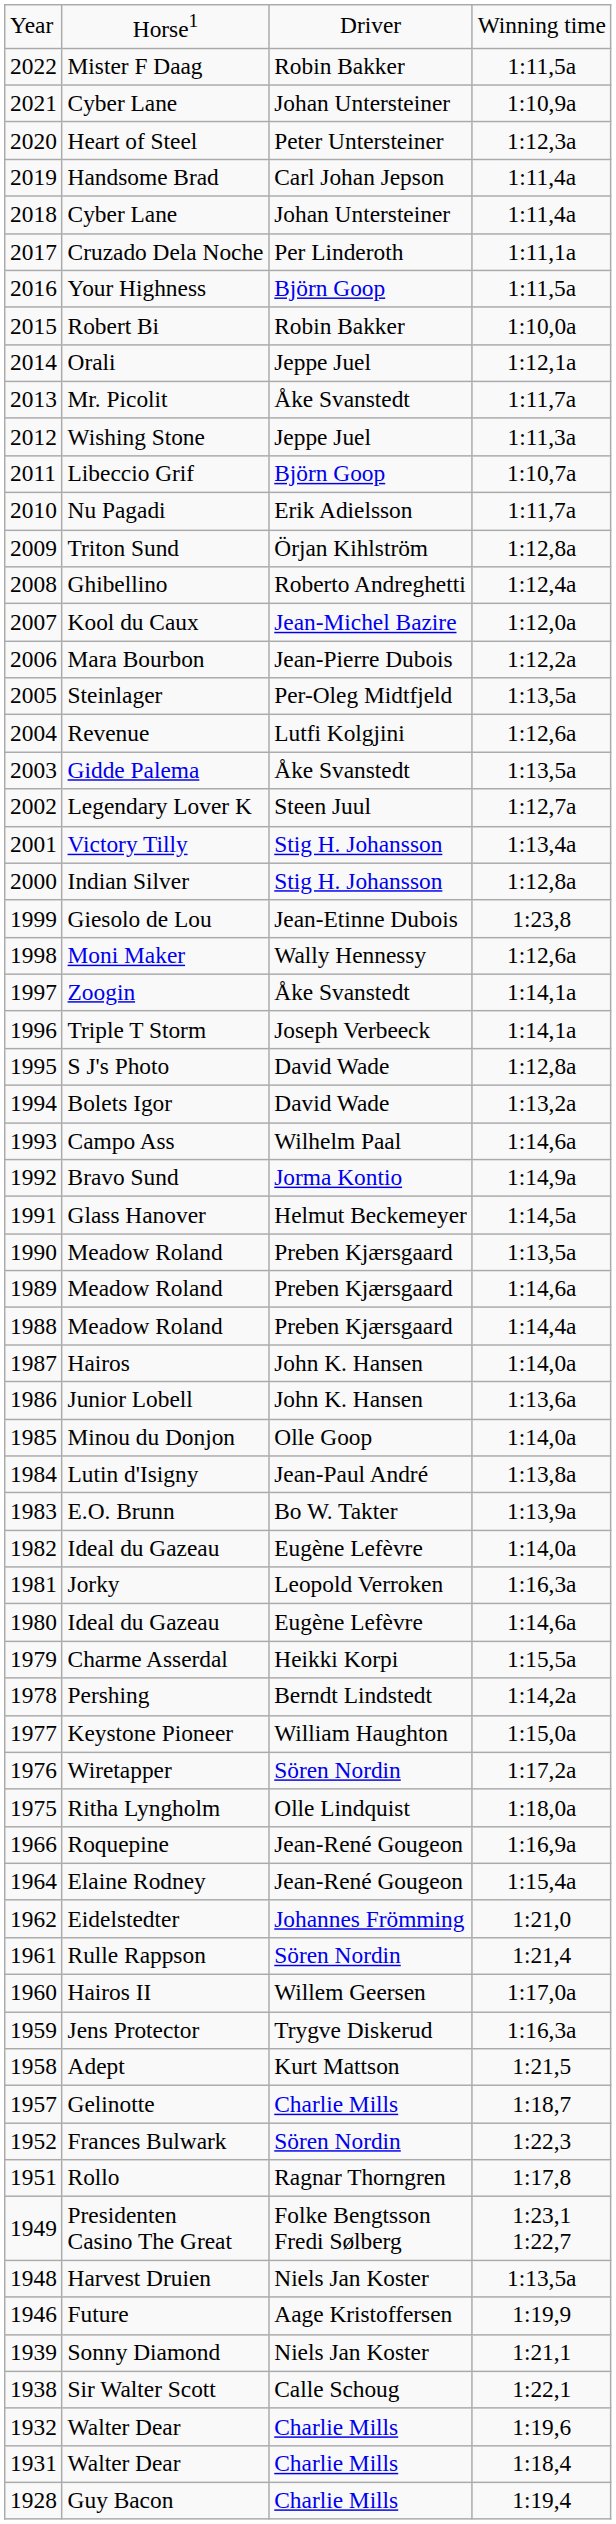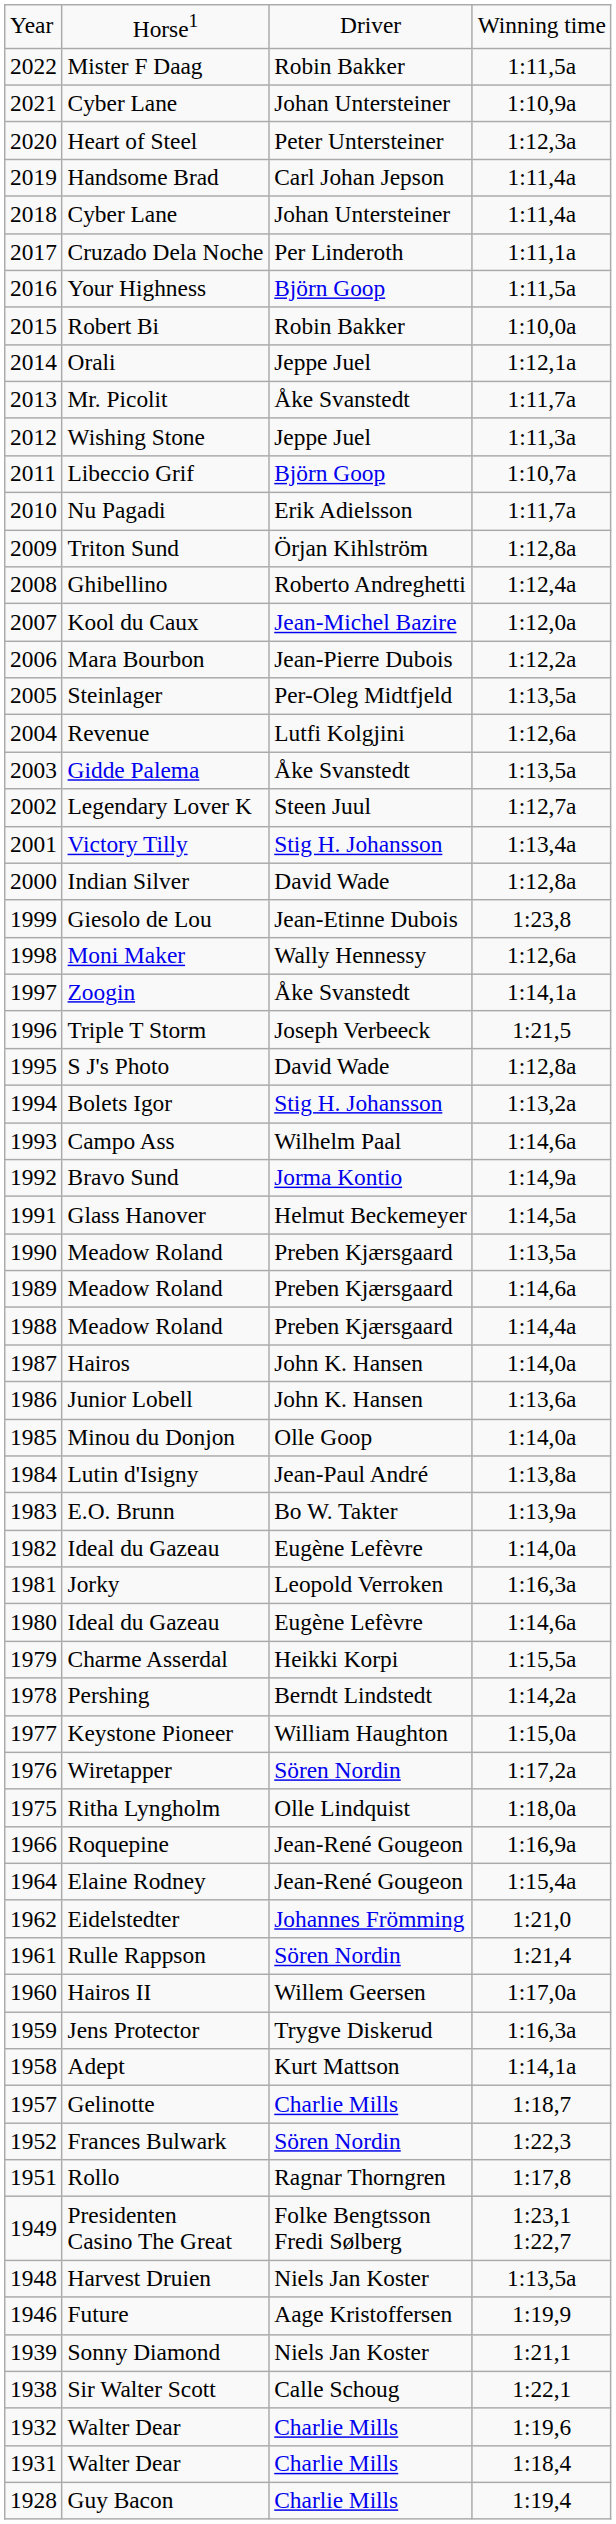(358, 881) Stig H. Johansson -> (332, 881) David Wade
(542, 1029) 1:14,1a -> (542, 1029) 1:21,5
(332, 1103) David Wade -> (358, 1103) Stig H. Johansson
(542, 2066) 1:21,5 -> (542, 2066) 1:14,1a
